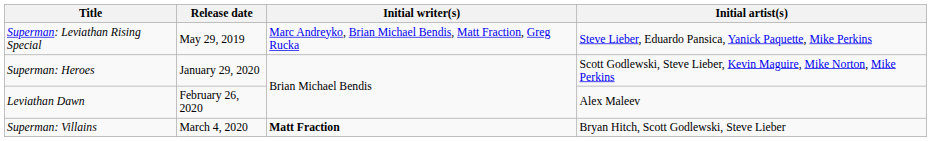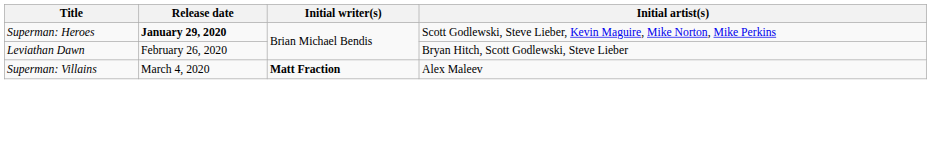- row: (74, 38)
(219, 70) normal -> (184, 32) bold
(610, 102) Alex Maleev -> (525, 50) Bryan Hitch, Scott Godlewski, Steve Lieber
(683, 127) Bryan Hitch, Scott Godlewski, Steve Lieber -> (452, 69) Alex Maleev
